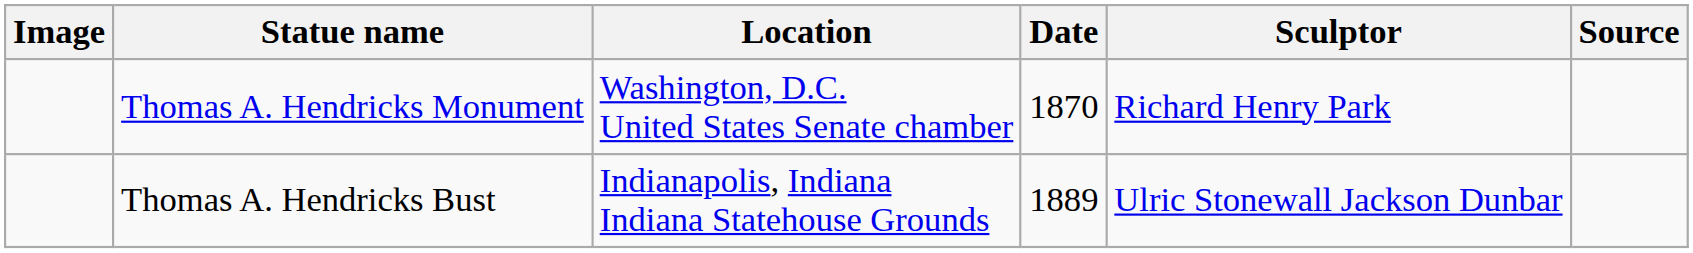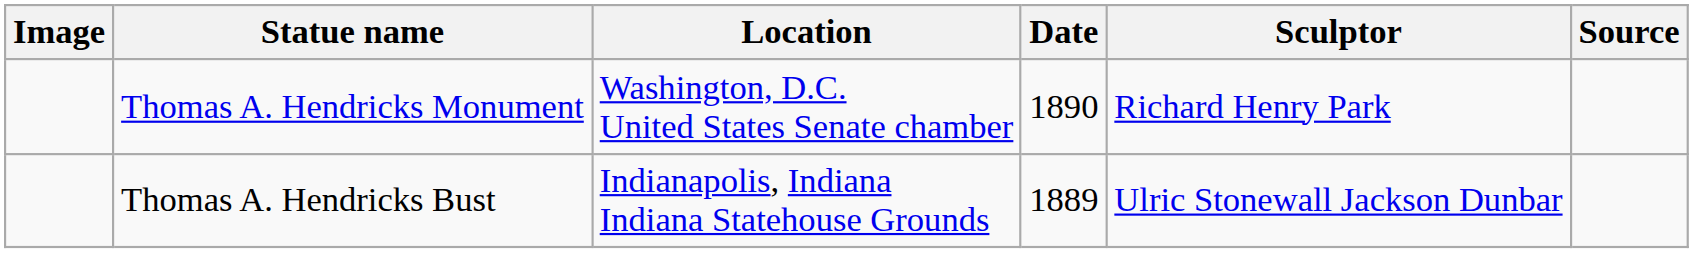(1064, 106) 1870 -> (1064, 106) 1890
